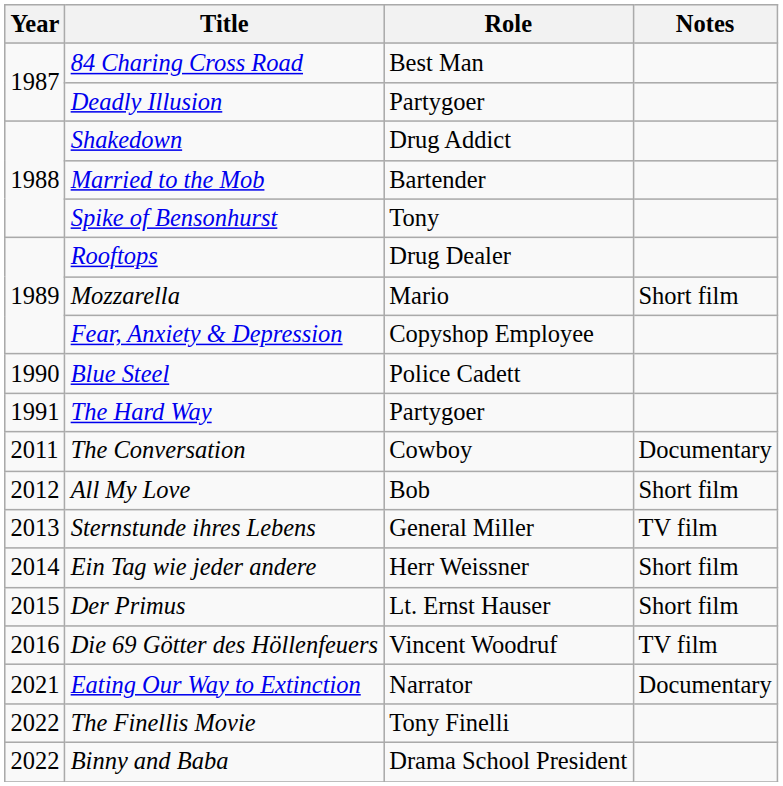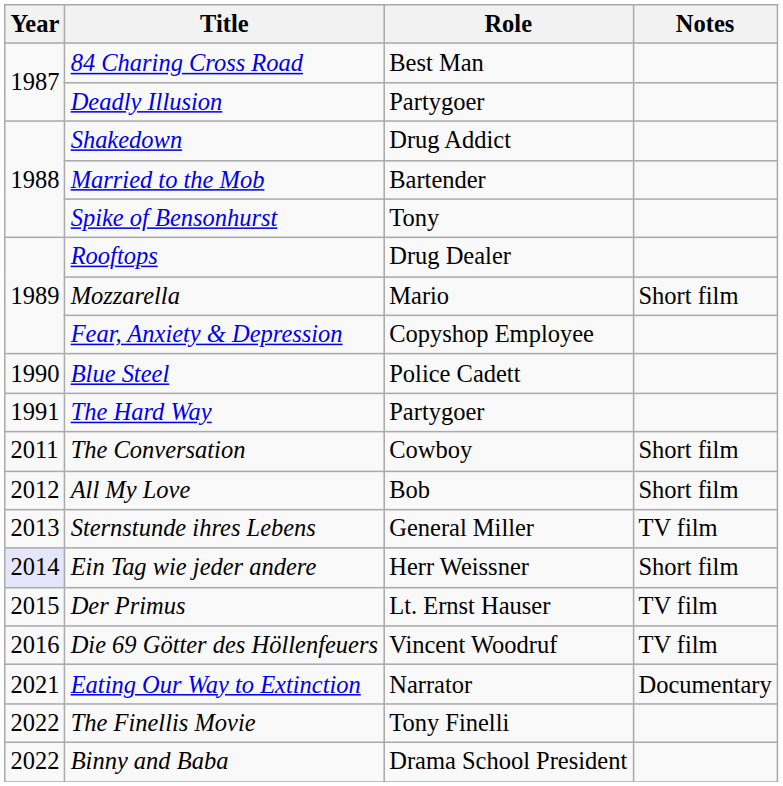(705, 450) Documentary -> (688, 450) Short film
(35, 567) no background -> (35, 567) lavender background
(688, 606) Short film -> (678, 606) TV film
